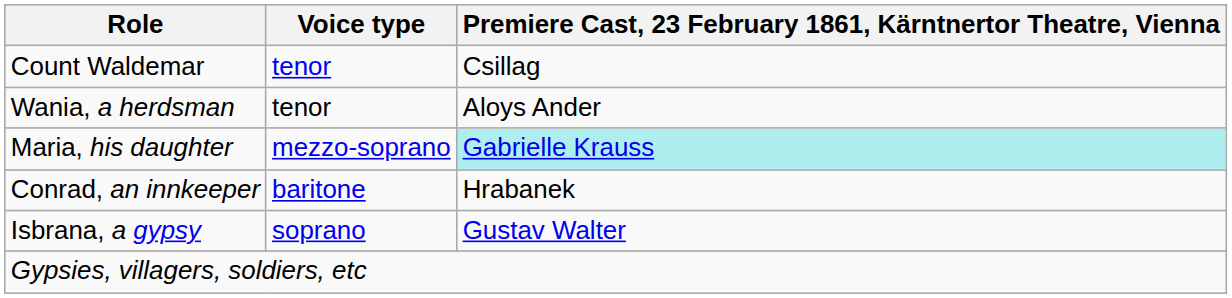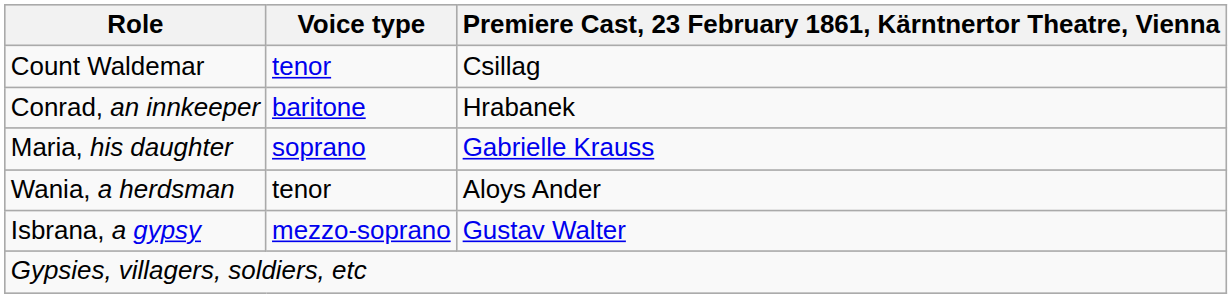rows swapped: (135, 189) <-> (123, 107)
(361, 148) mezzo-soprano -> (319, 148) soprano
(558, 148) paleturquoise background -> (558, 148) no background
(319, 230) soprano -> (361, 230) mezzo-soprano
